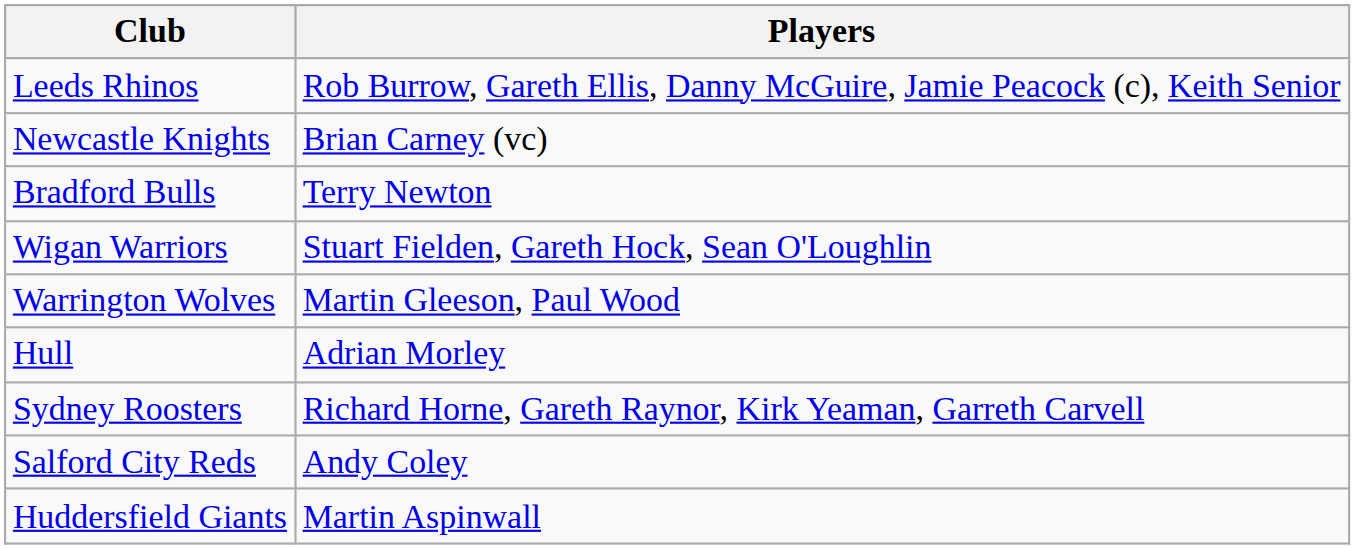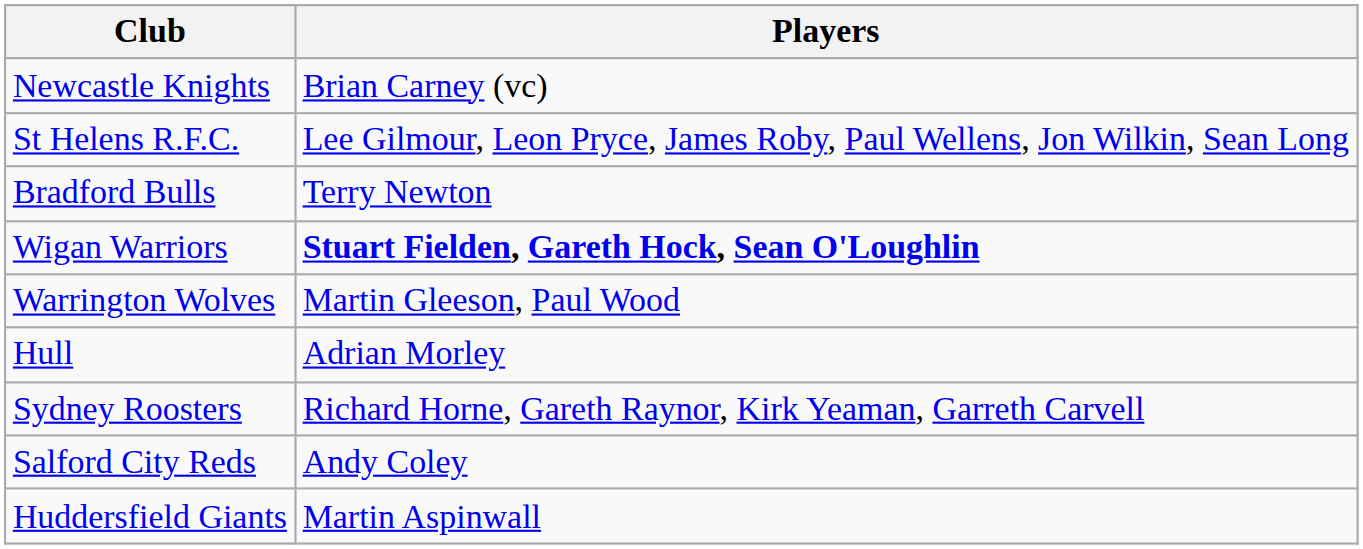- row: (106, 85)
+ row: (126, 138)
(617, 246) normal -> (641, 246) bold
